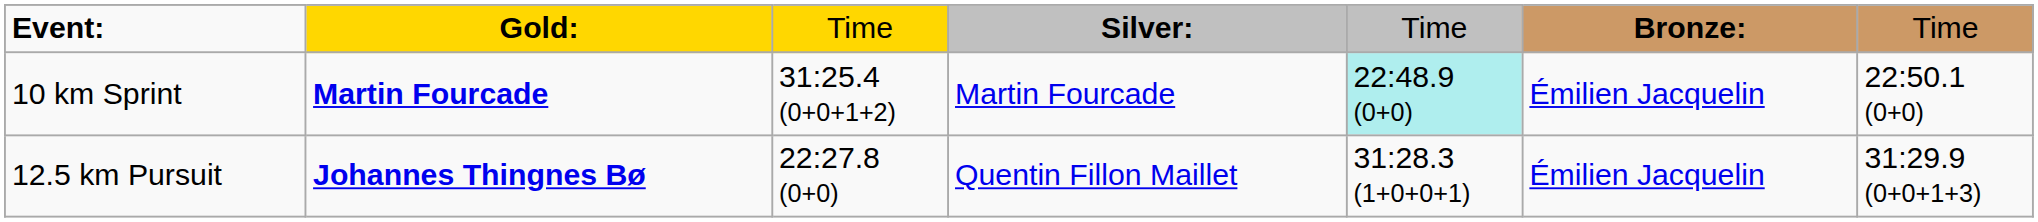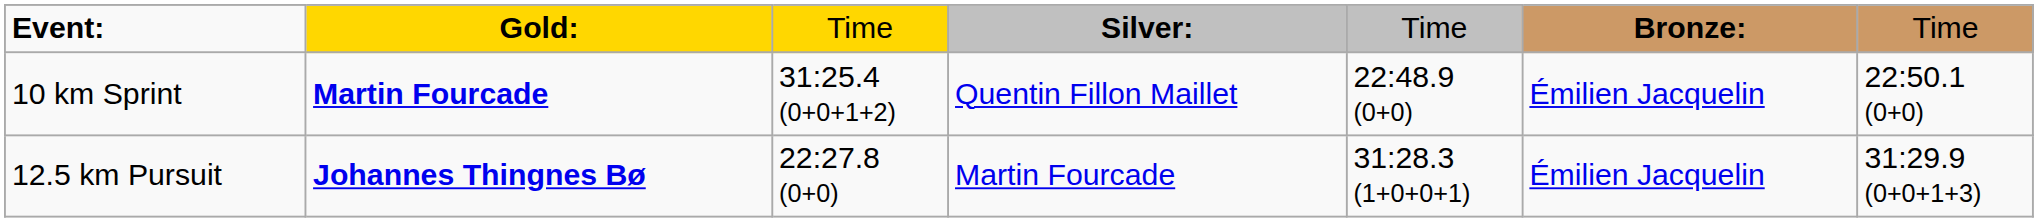(1065, 93) Martin Fourcade -> (1096, 93) Quentin Fillon Maillet
(1404, 93) paleturquoise background -> (1404, 93) no background
(1096, 175) Quentin Fillon Maillet -> (1065, 175) Martin Fourcade
